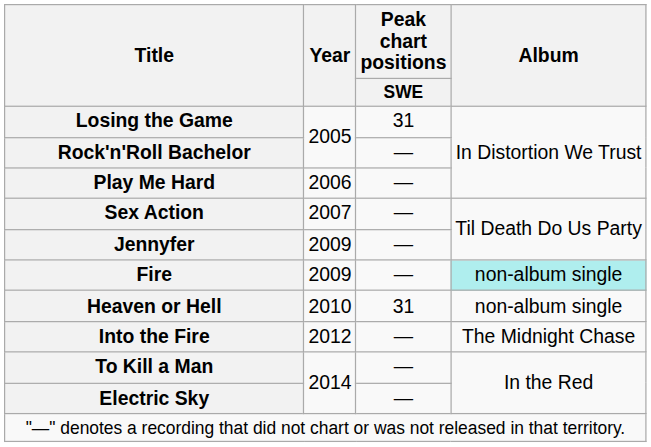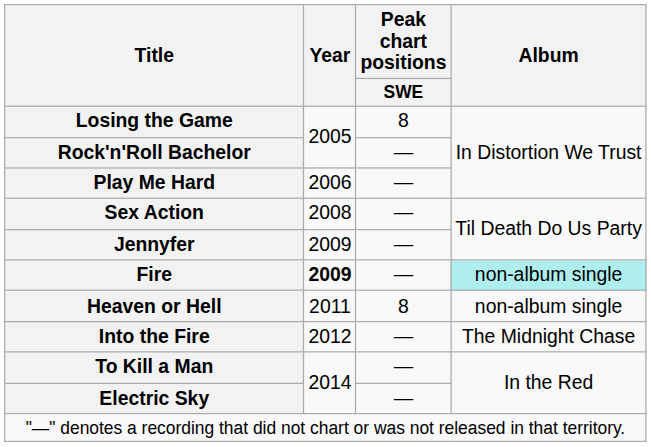(403, 121) 31 -> (403, 121) 8
(330, 213) 2007 -> (330, 213) 2008
(330, 275) normal -> (330, 275) bold
(330, 305) 2010 -> (330, 305) 2011
(403, 305) 31 -> (403, 305) 8
